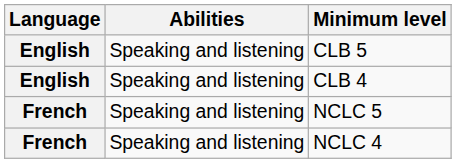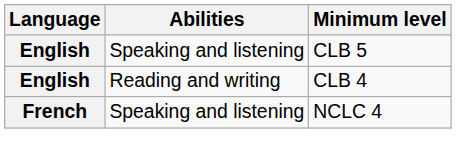(207, 81) Speaking and listening -> (195, 81) Reading and writing
- row: (348, 111)
